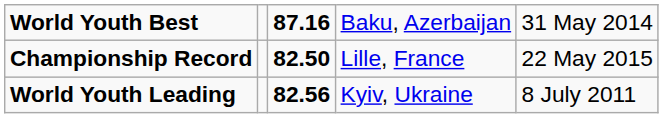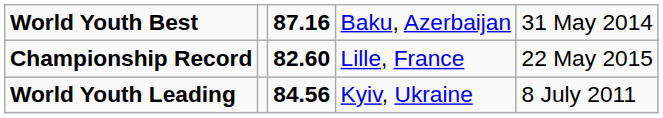(302, 58) 82.50 -> (302, 58) 82.60
(302, 94) 82.56 -> (302, 94) 84.56
